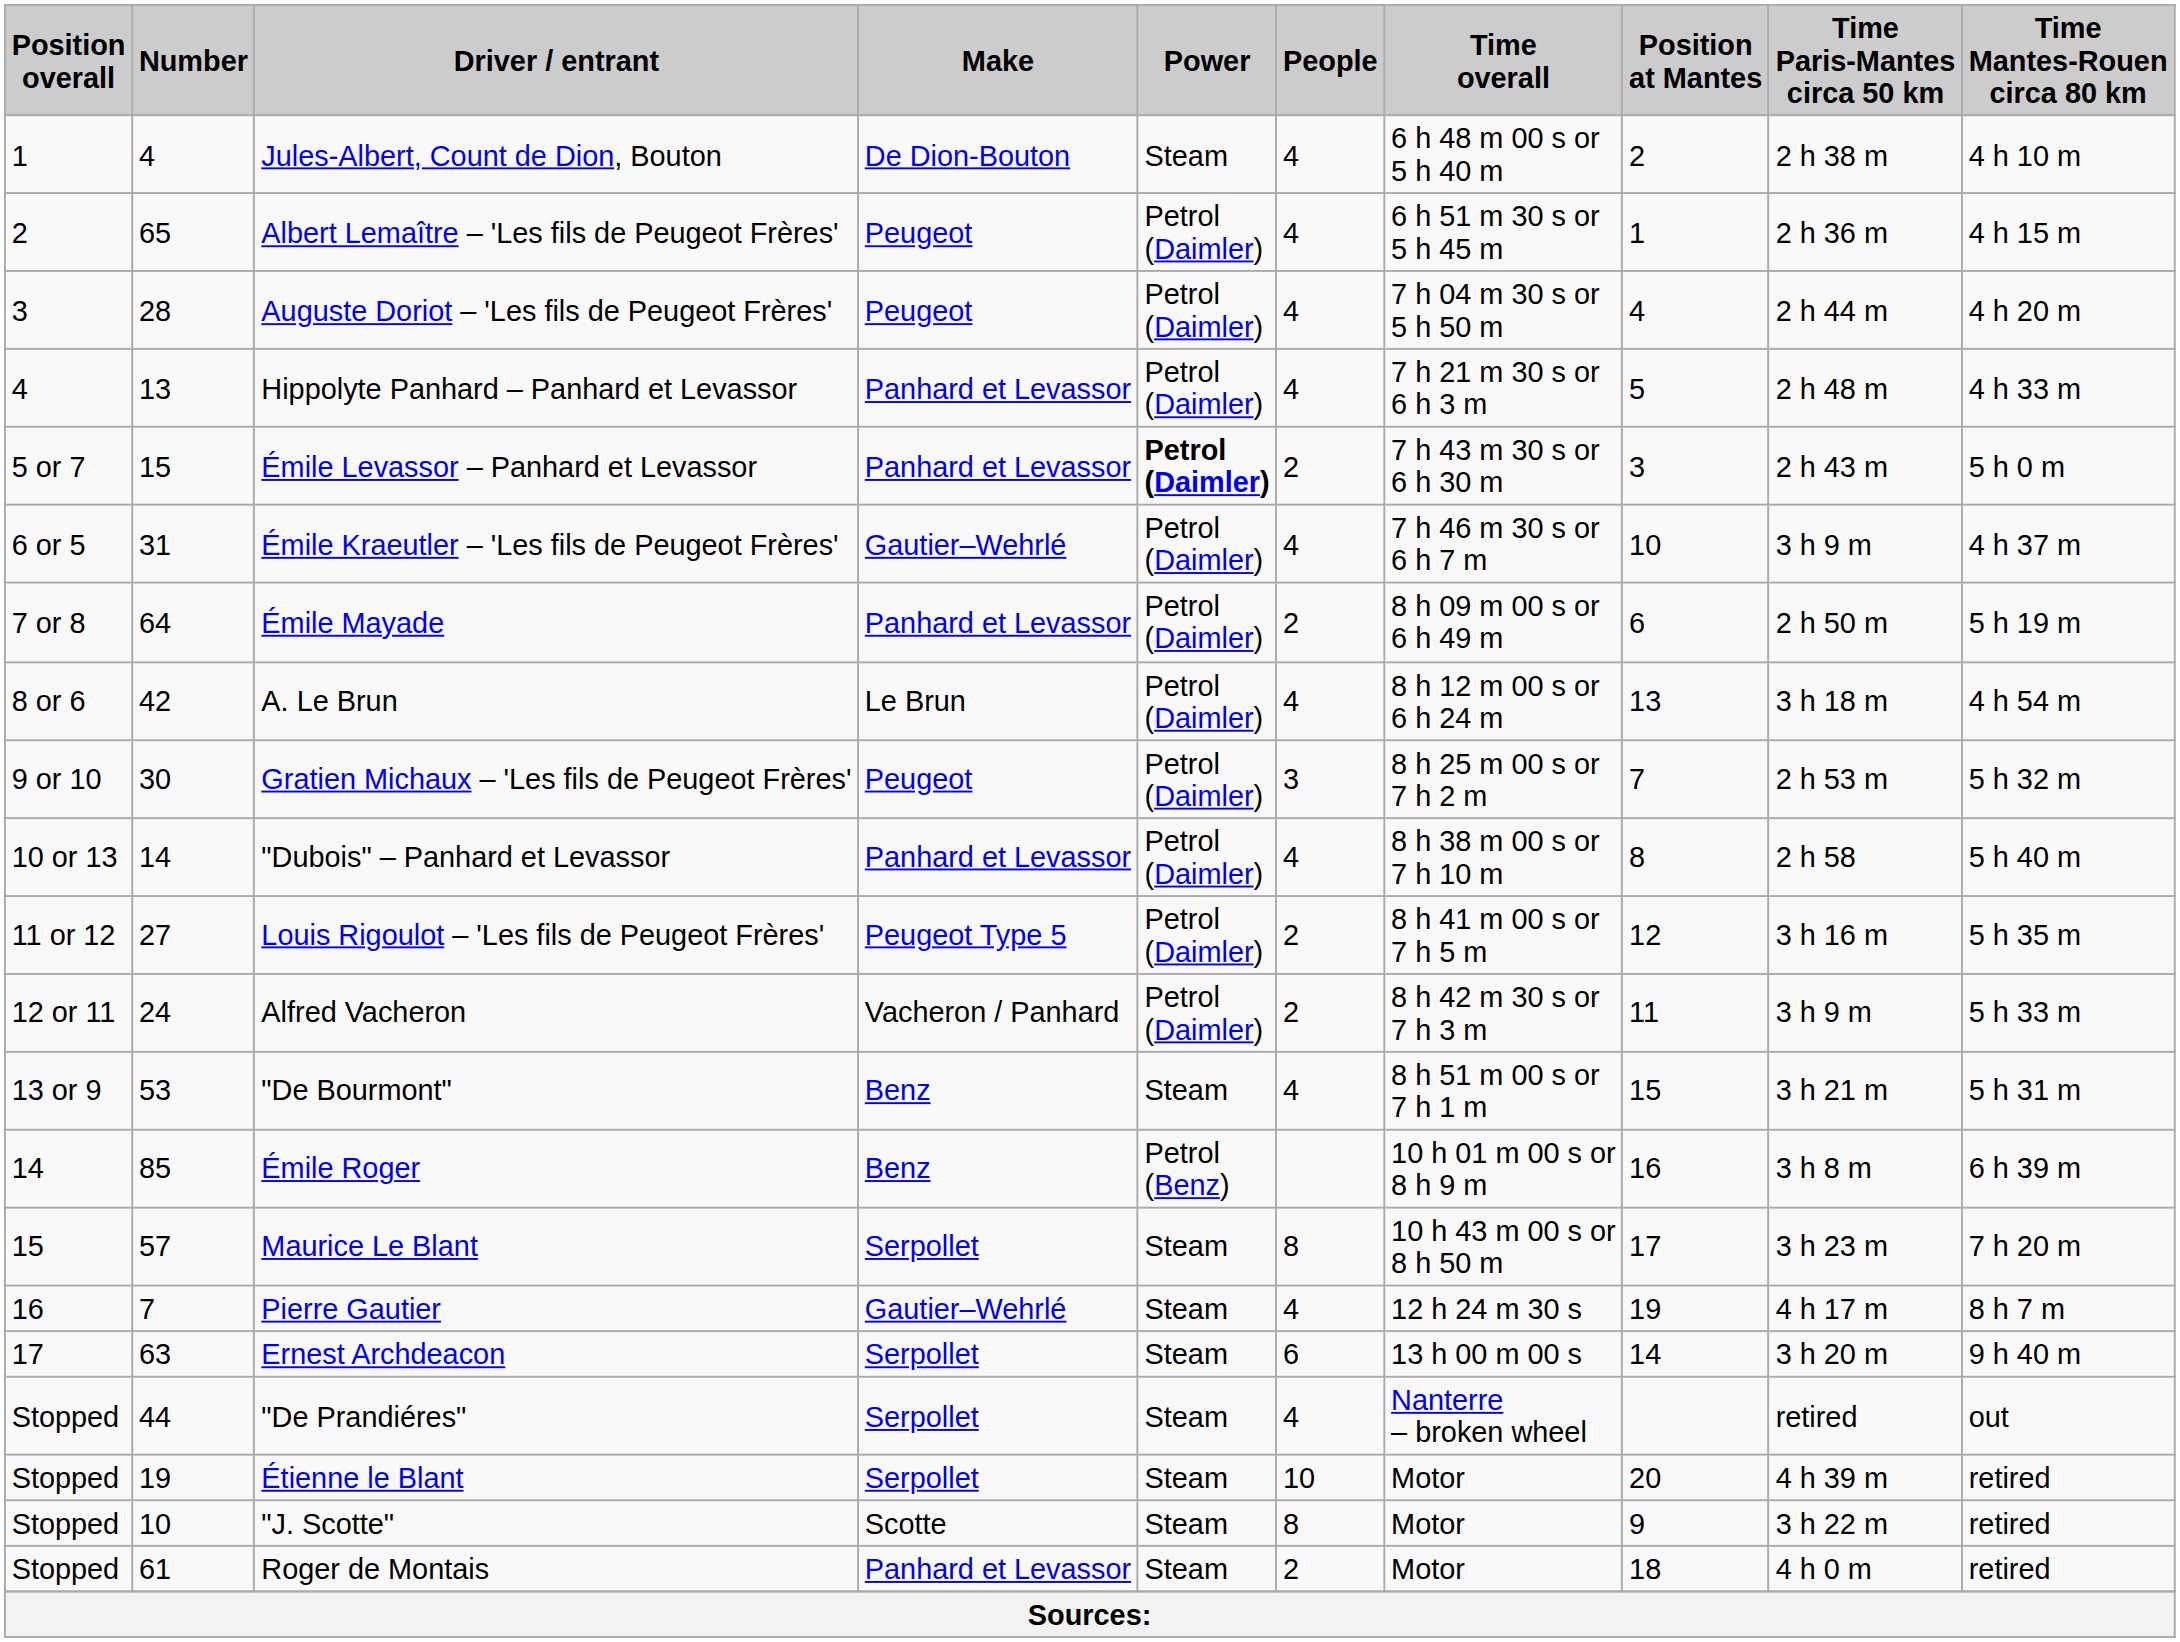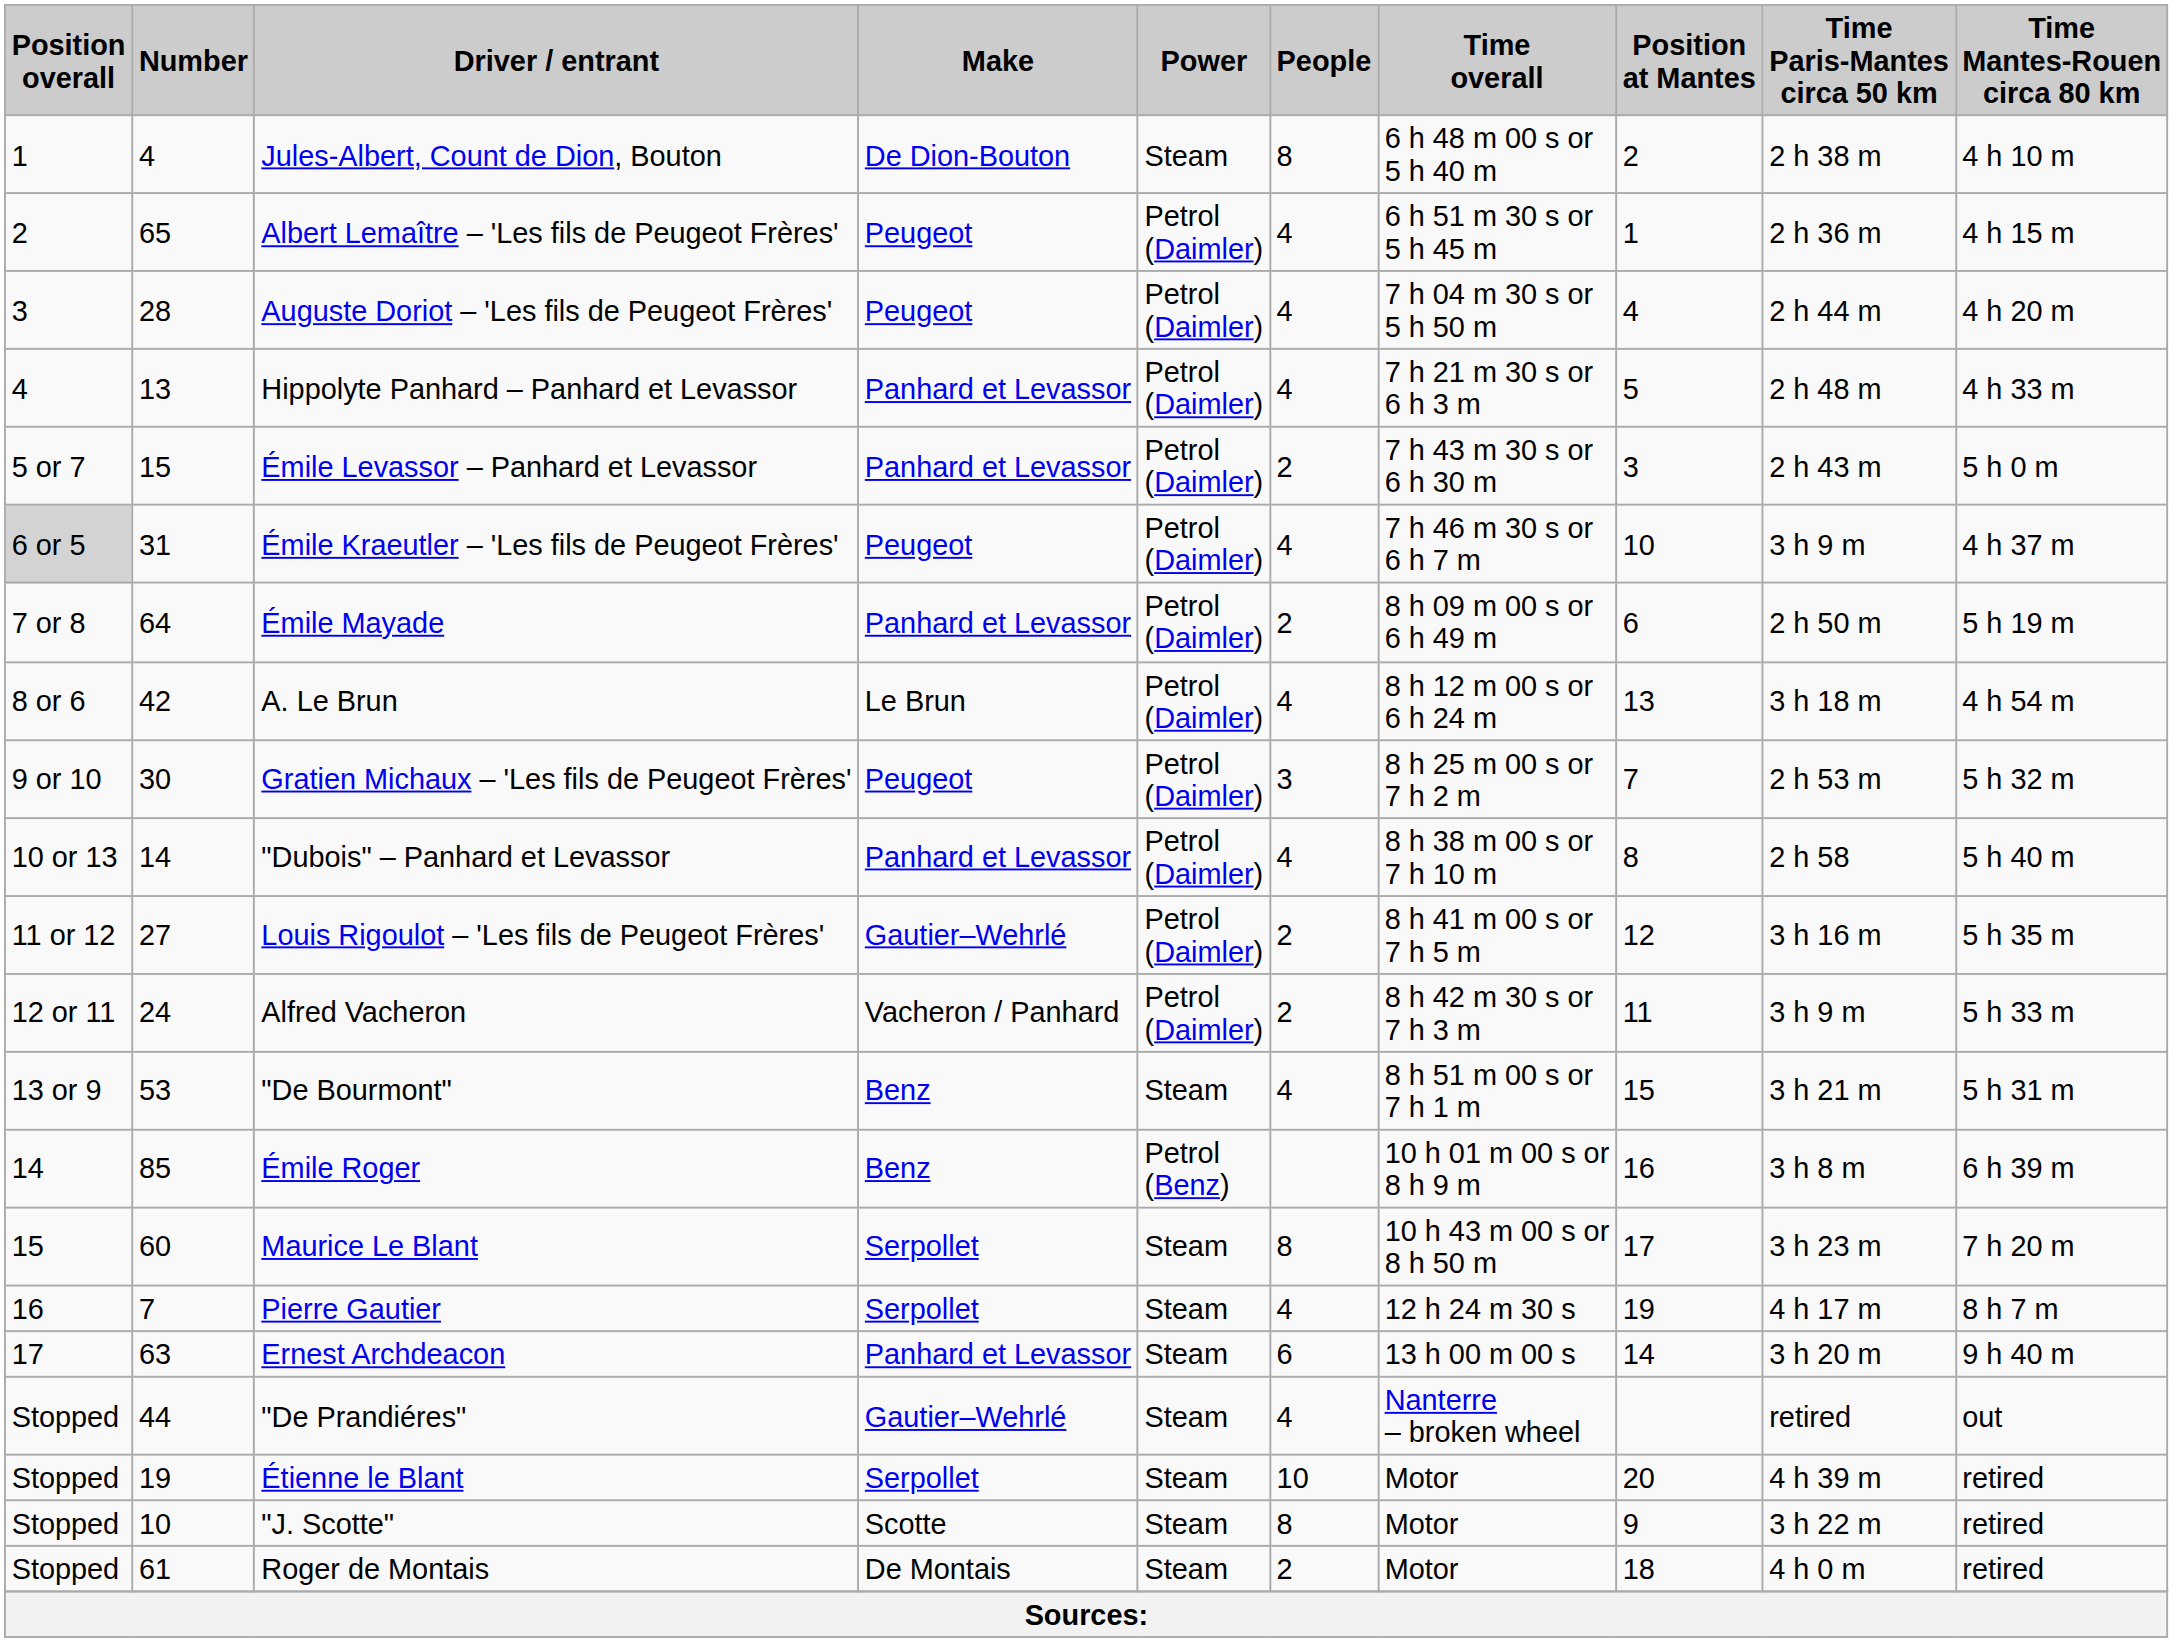(1291, 154) 4 -> (1285, 154) 8
(1207, 467) bold -> (1204, 467) normal
(49, 545) no background -> (49, 545) lightgrey background
(966, 545) Gautier–Wehrlé -> (919, 545) Peugeot
(966, 935) Peugeot Type 5 -> (966, 935) Gautier–Wehrlé
(155, 1247) 57 -> (155, 1247) 60
(966, 1309) Gautier–Wehrlé -> (922, 1309) Serpollet
(922, 1354) Serpollet -> (998, 1354) Panhard et Levassor
(922, 1416) Serpollet -> (966, 1416) Gautier–Wehrlé
(998, 1569) Panhard et Levassor -> (938, 1569) De Montais
